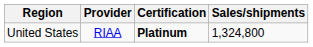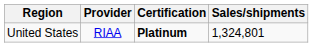(238, 32) 1,324,800 -> (238, 32) 1,324,801
